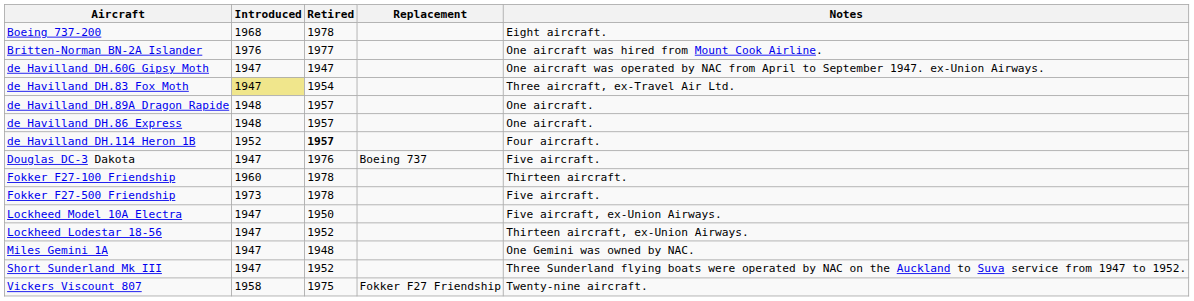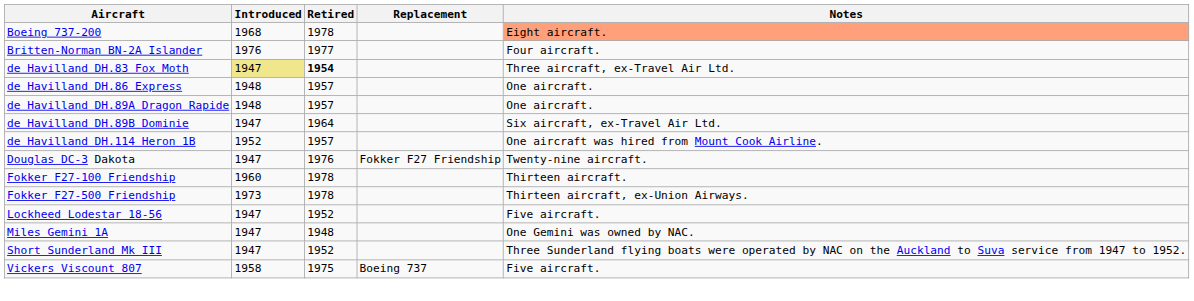(557, 32) no background -> (557, 32) lightsalmon background
(664, 50) One aircraft was hired from Mount Cook Airline. -> (553, 50) Four aircraft.
- row: (108, 68)
(321, 86) normal -> (321, 68) bold
rows swapped: (95, 123) <-> (118, 105)
+ row: (98, 123)
(321, 141) bold -> (321, 141) normal
(553, 141) Four aircraft. -> (664, 141) One aircraft was hired from Mount Cook Airline.
(393, 159) Boeing 737 -> (430, 159) Fokker F27 Friendship
(553, 159) Five aircraft. -> (577, 159) Twenty-nine aircraft.
(553, 196) Five aircraft. -> (627, 196) Thirteen aircraft, ex-Union Airways.
- row: (95, 214)
(627, 232) Thirteen aircraft, ex-Union Airways. -> (553, 214) Five aircraft.
(430, 287) Fokker F27 Friendship -> (393, 269) Boeing 737
(577, 287) Twenty-nine aircraft. -> (553, 269) Five aircraft.
